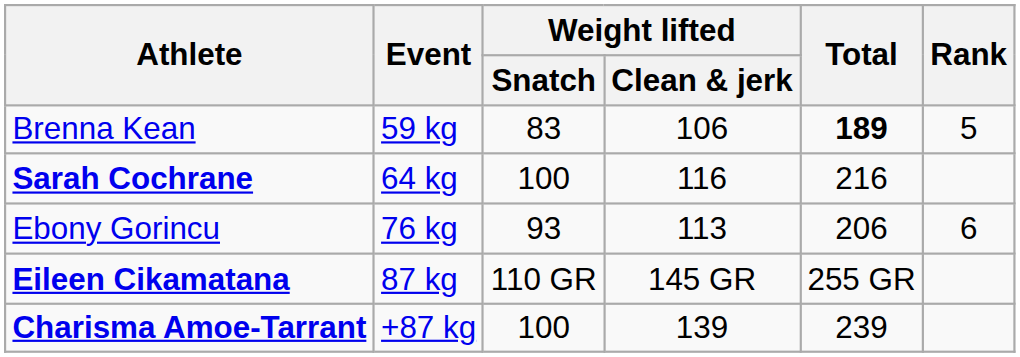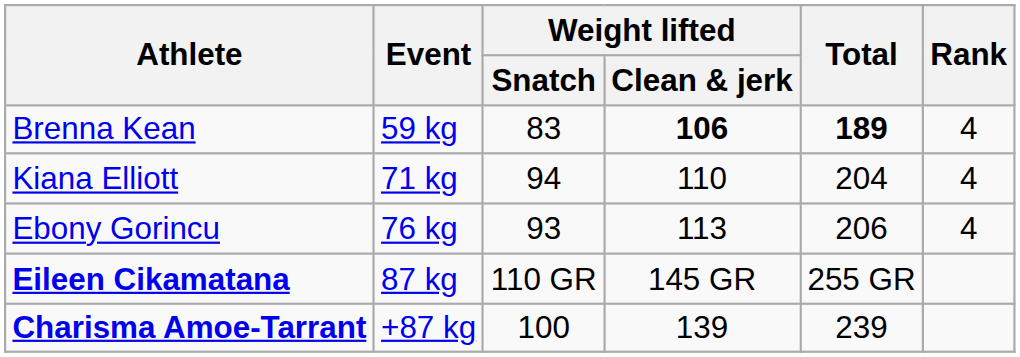(702, 129) normal -> (702, 129) bold
(969, 129) 5 -> (969, 129) 4
- row: (133, 179)
+ row: (95, 179)
(969, 229) 6 -> (969, 229) 4
